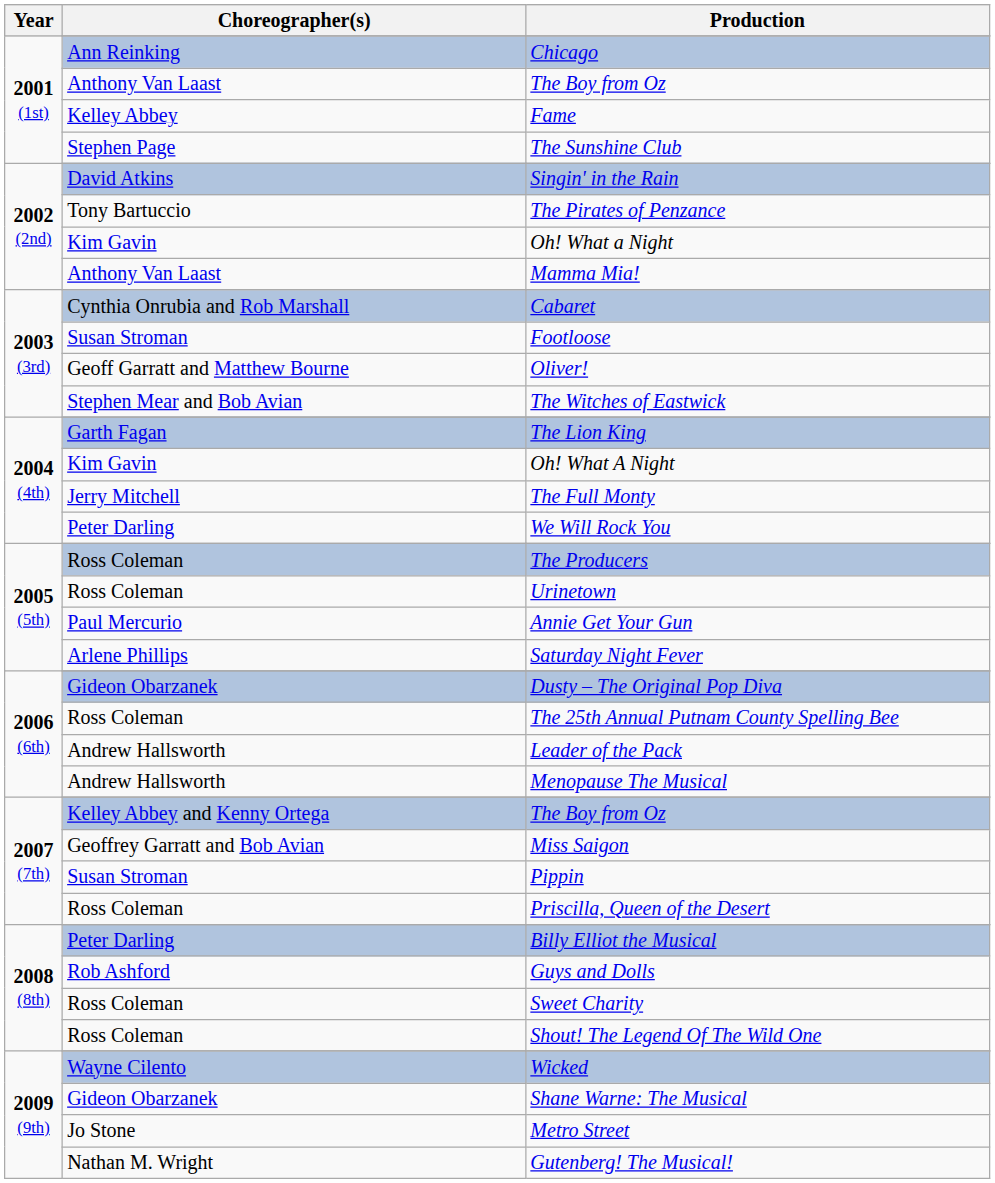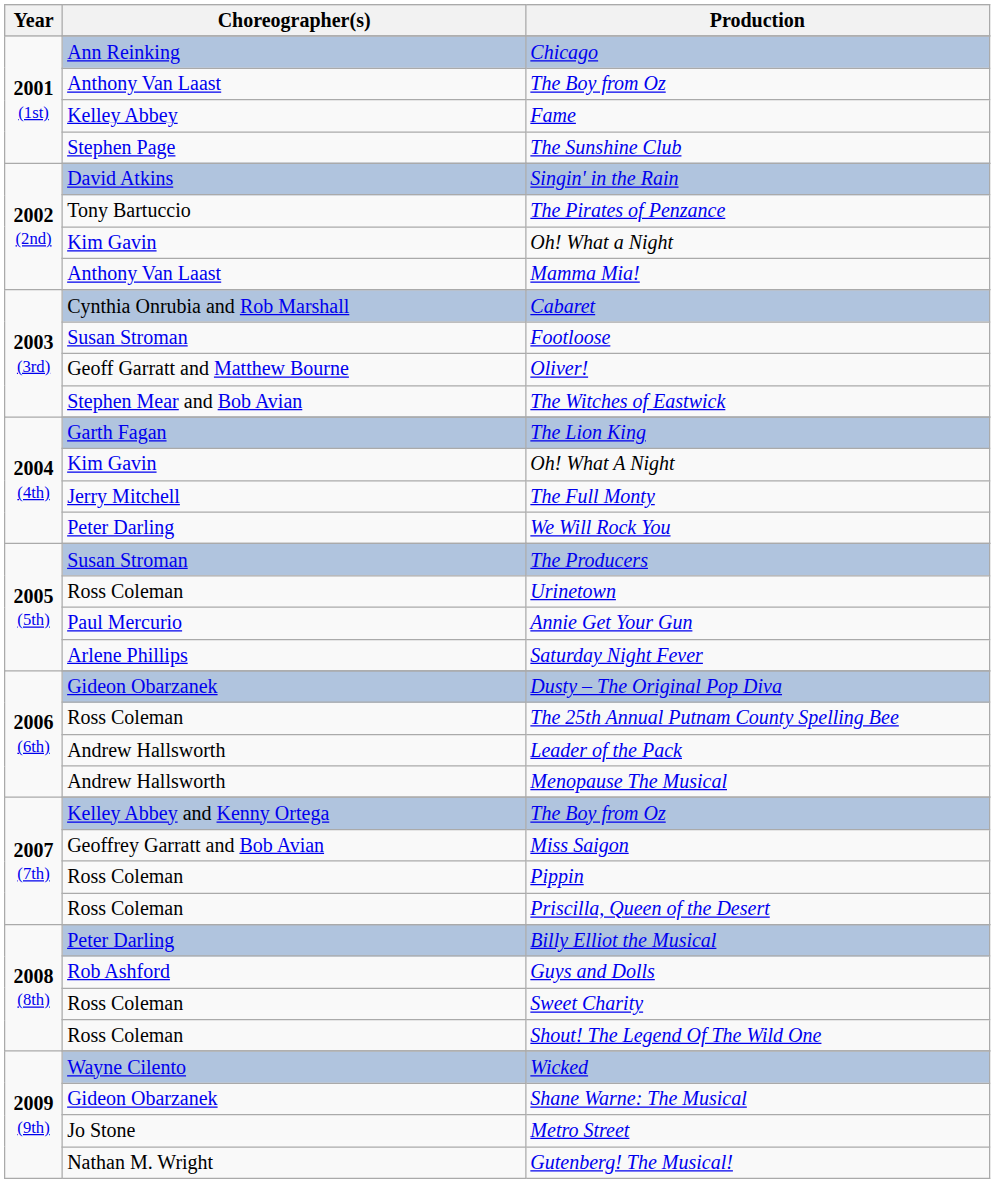(125, 559) Ross Coleman -> (127, 559) Susan Stroman
(127, 876) Susan Stroman -> (125, 876) Ross Coleman
